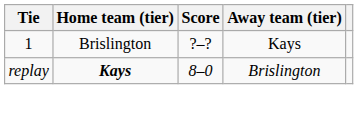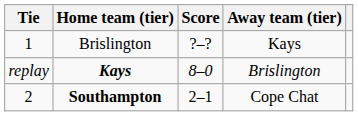+ row: (115, 96)
